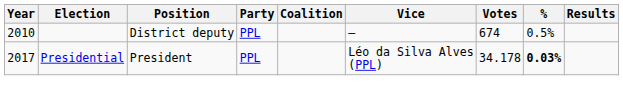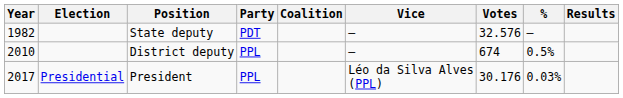+ row: (171, 33)
(500, 58) 34.178 -> (500, 77) 30.176
(544, 58) bold -> (544, 77) normal
